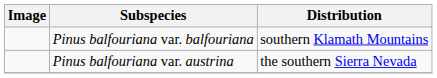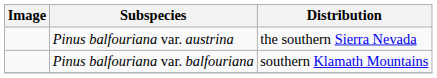rows swapped: (153, 38) <-> (143, 61)
